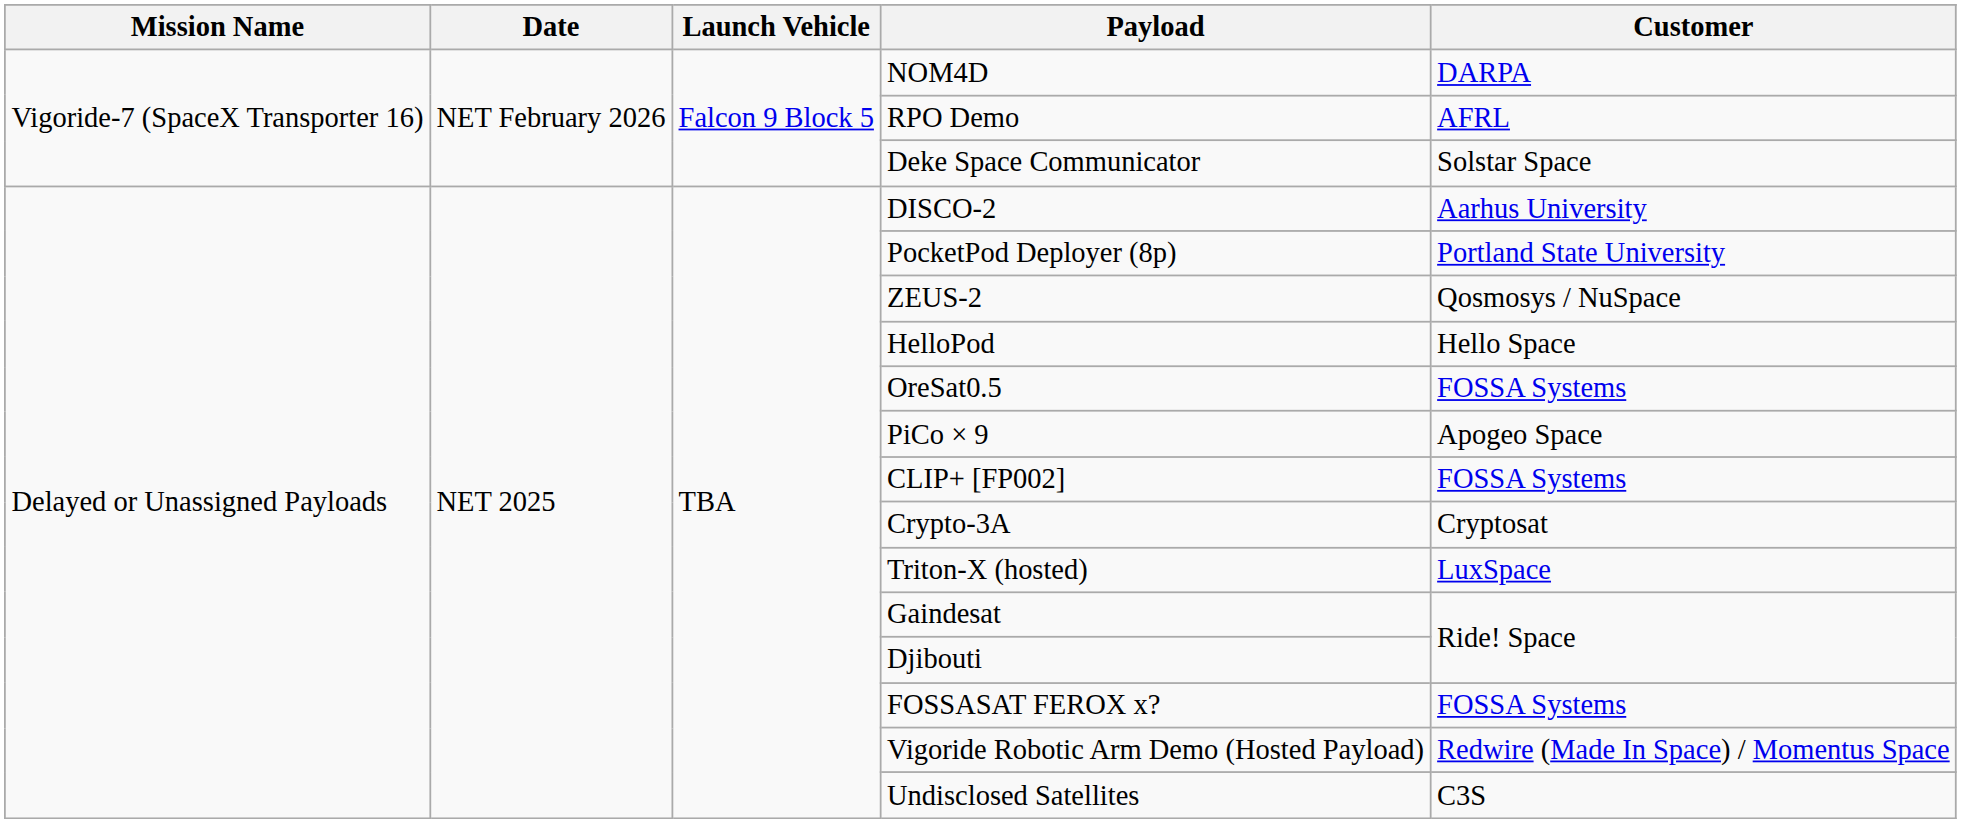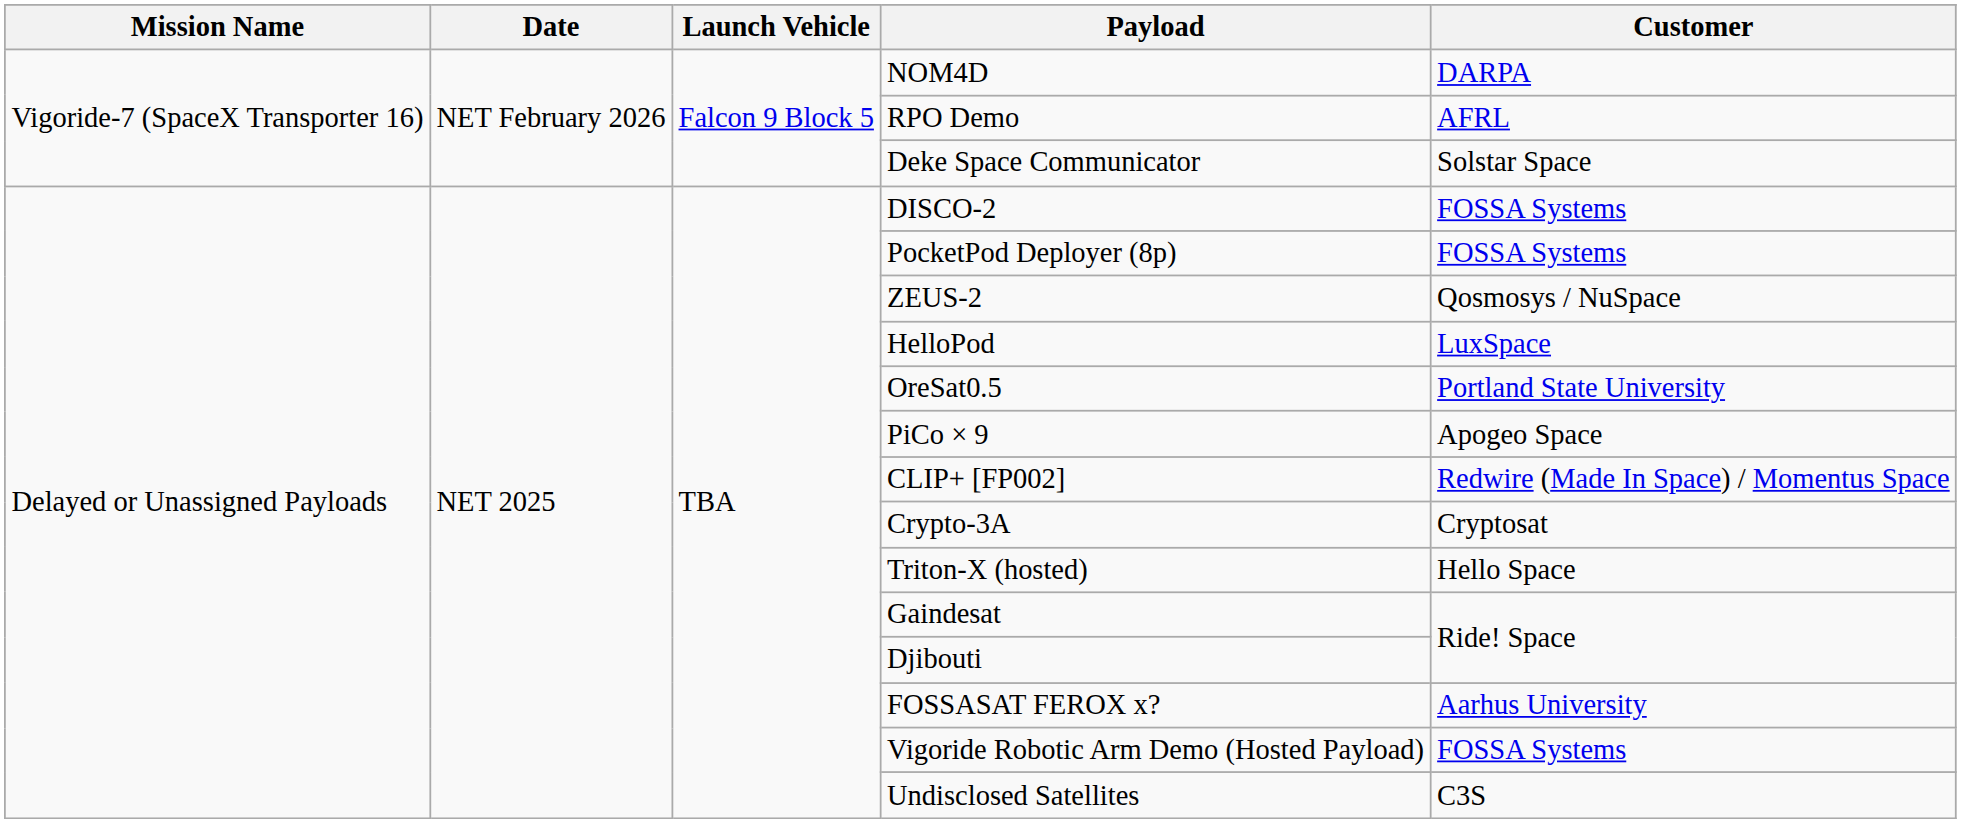(1542, 207) Aarhus University -> (1532, 207) FOSSA Systems
(1581, 252) Portland State University -> (1532, 252) FOSSA Systems
(1506, 343) Hello Space -> (1494, 343) LuxSpace
(1532, 388) FOSSA Systems -> (1581, 388) Portland State University
(1532, 478) FOSSA Systems -> (1693, 478) Redwire (Made In Space) / Momentus Space
(1494, 569) LuxSpace -> (1506, 569) Hello Space
(1532, 704) FOSSA Systems -> (1542, 704) Aarhus University
(1693, 749) Redwire (Made In Space) / Momentus Space -> (1532, 749) FOSSA Systems
